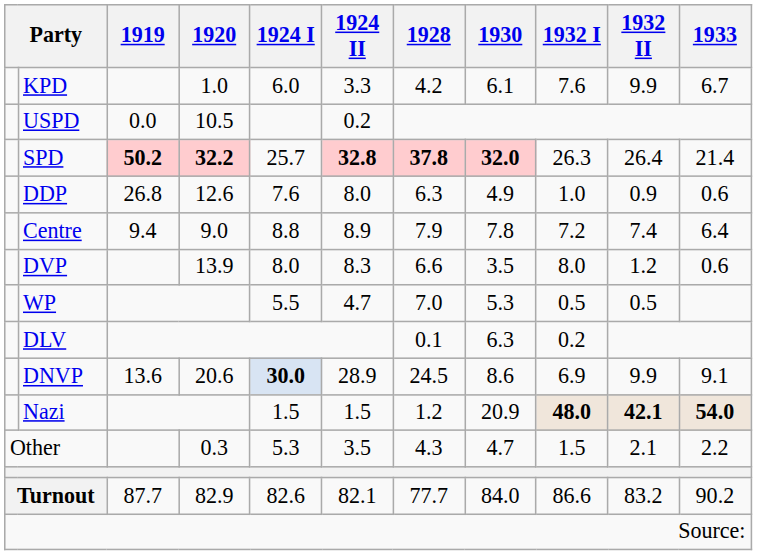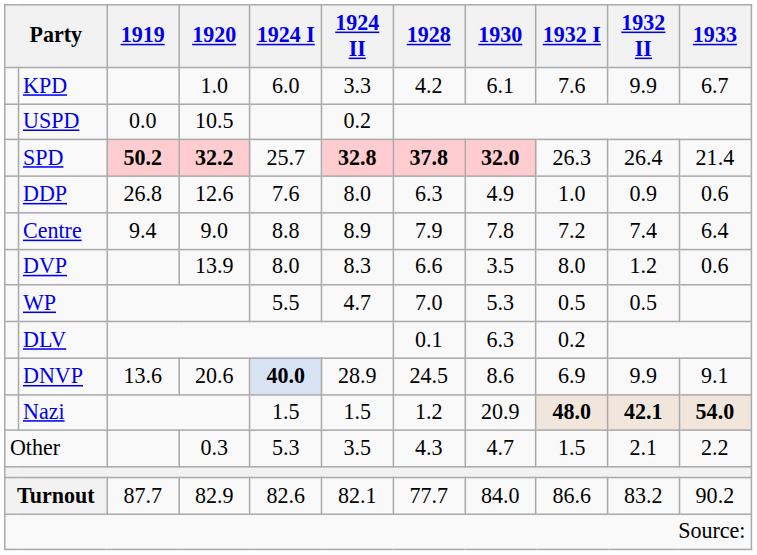(286, 376) 30.0 -> (286, 376) 40.0
